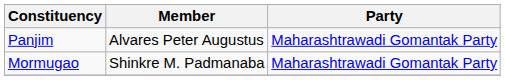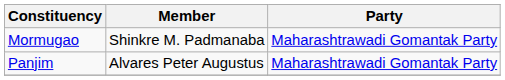rows swapped: (43, 63) <-> (31, 39)
